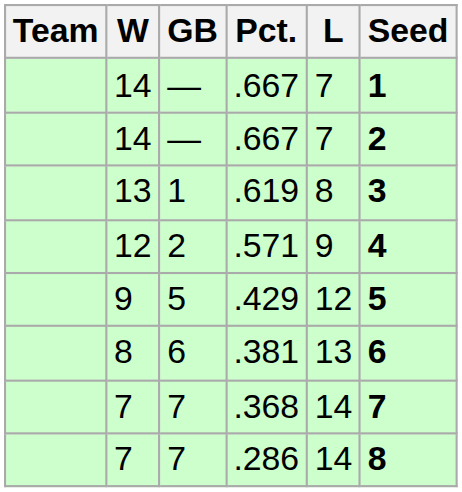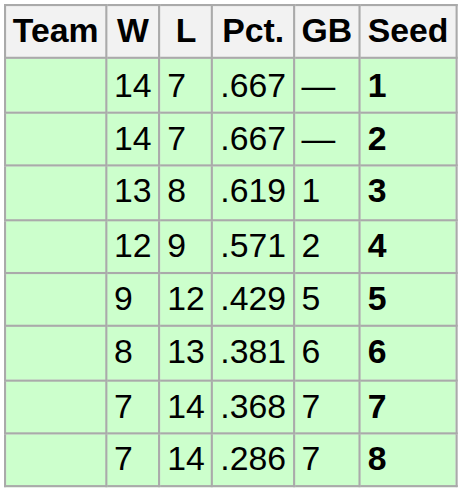columns swapped: (333, 31) <-> (193, 31)
